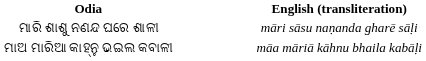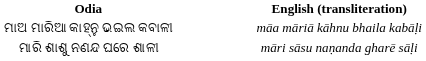rows swapped: (88, 28) <-> (88, 48)
